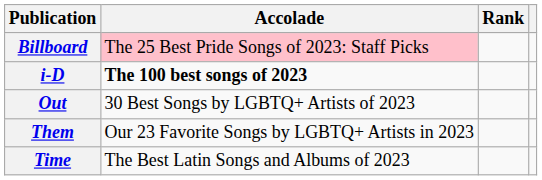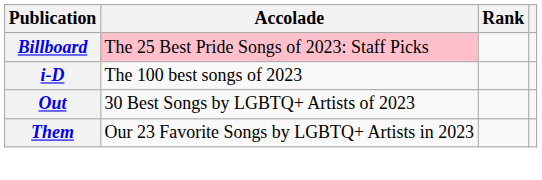(206, 75) bold -> (203, 75) normal
- row: (53, 160)
